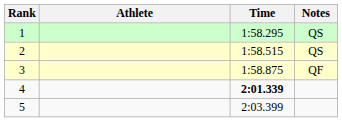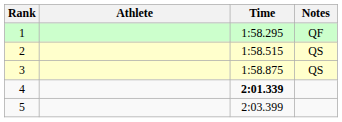(316, 32) QS -> (316, 32) QF
(316, 70) QF -> (316, 70) QS
